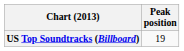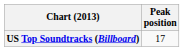(160, 38) 19 -> (160, 38) 17
